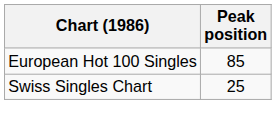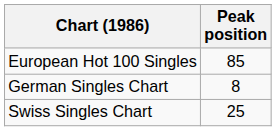+ row: (88, 86)
